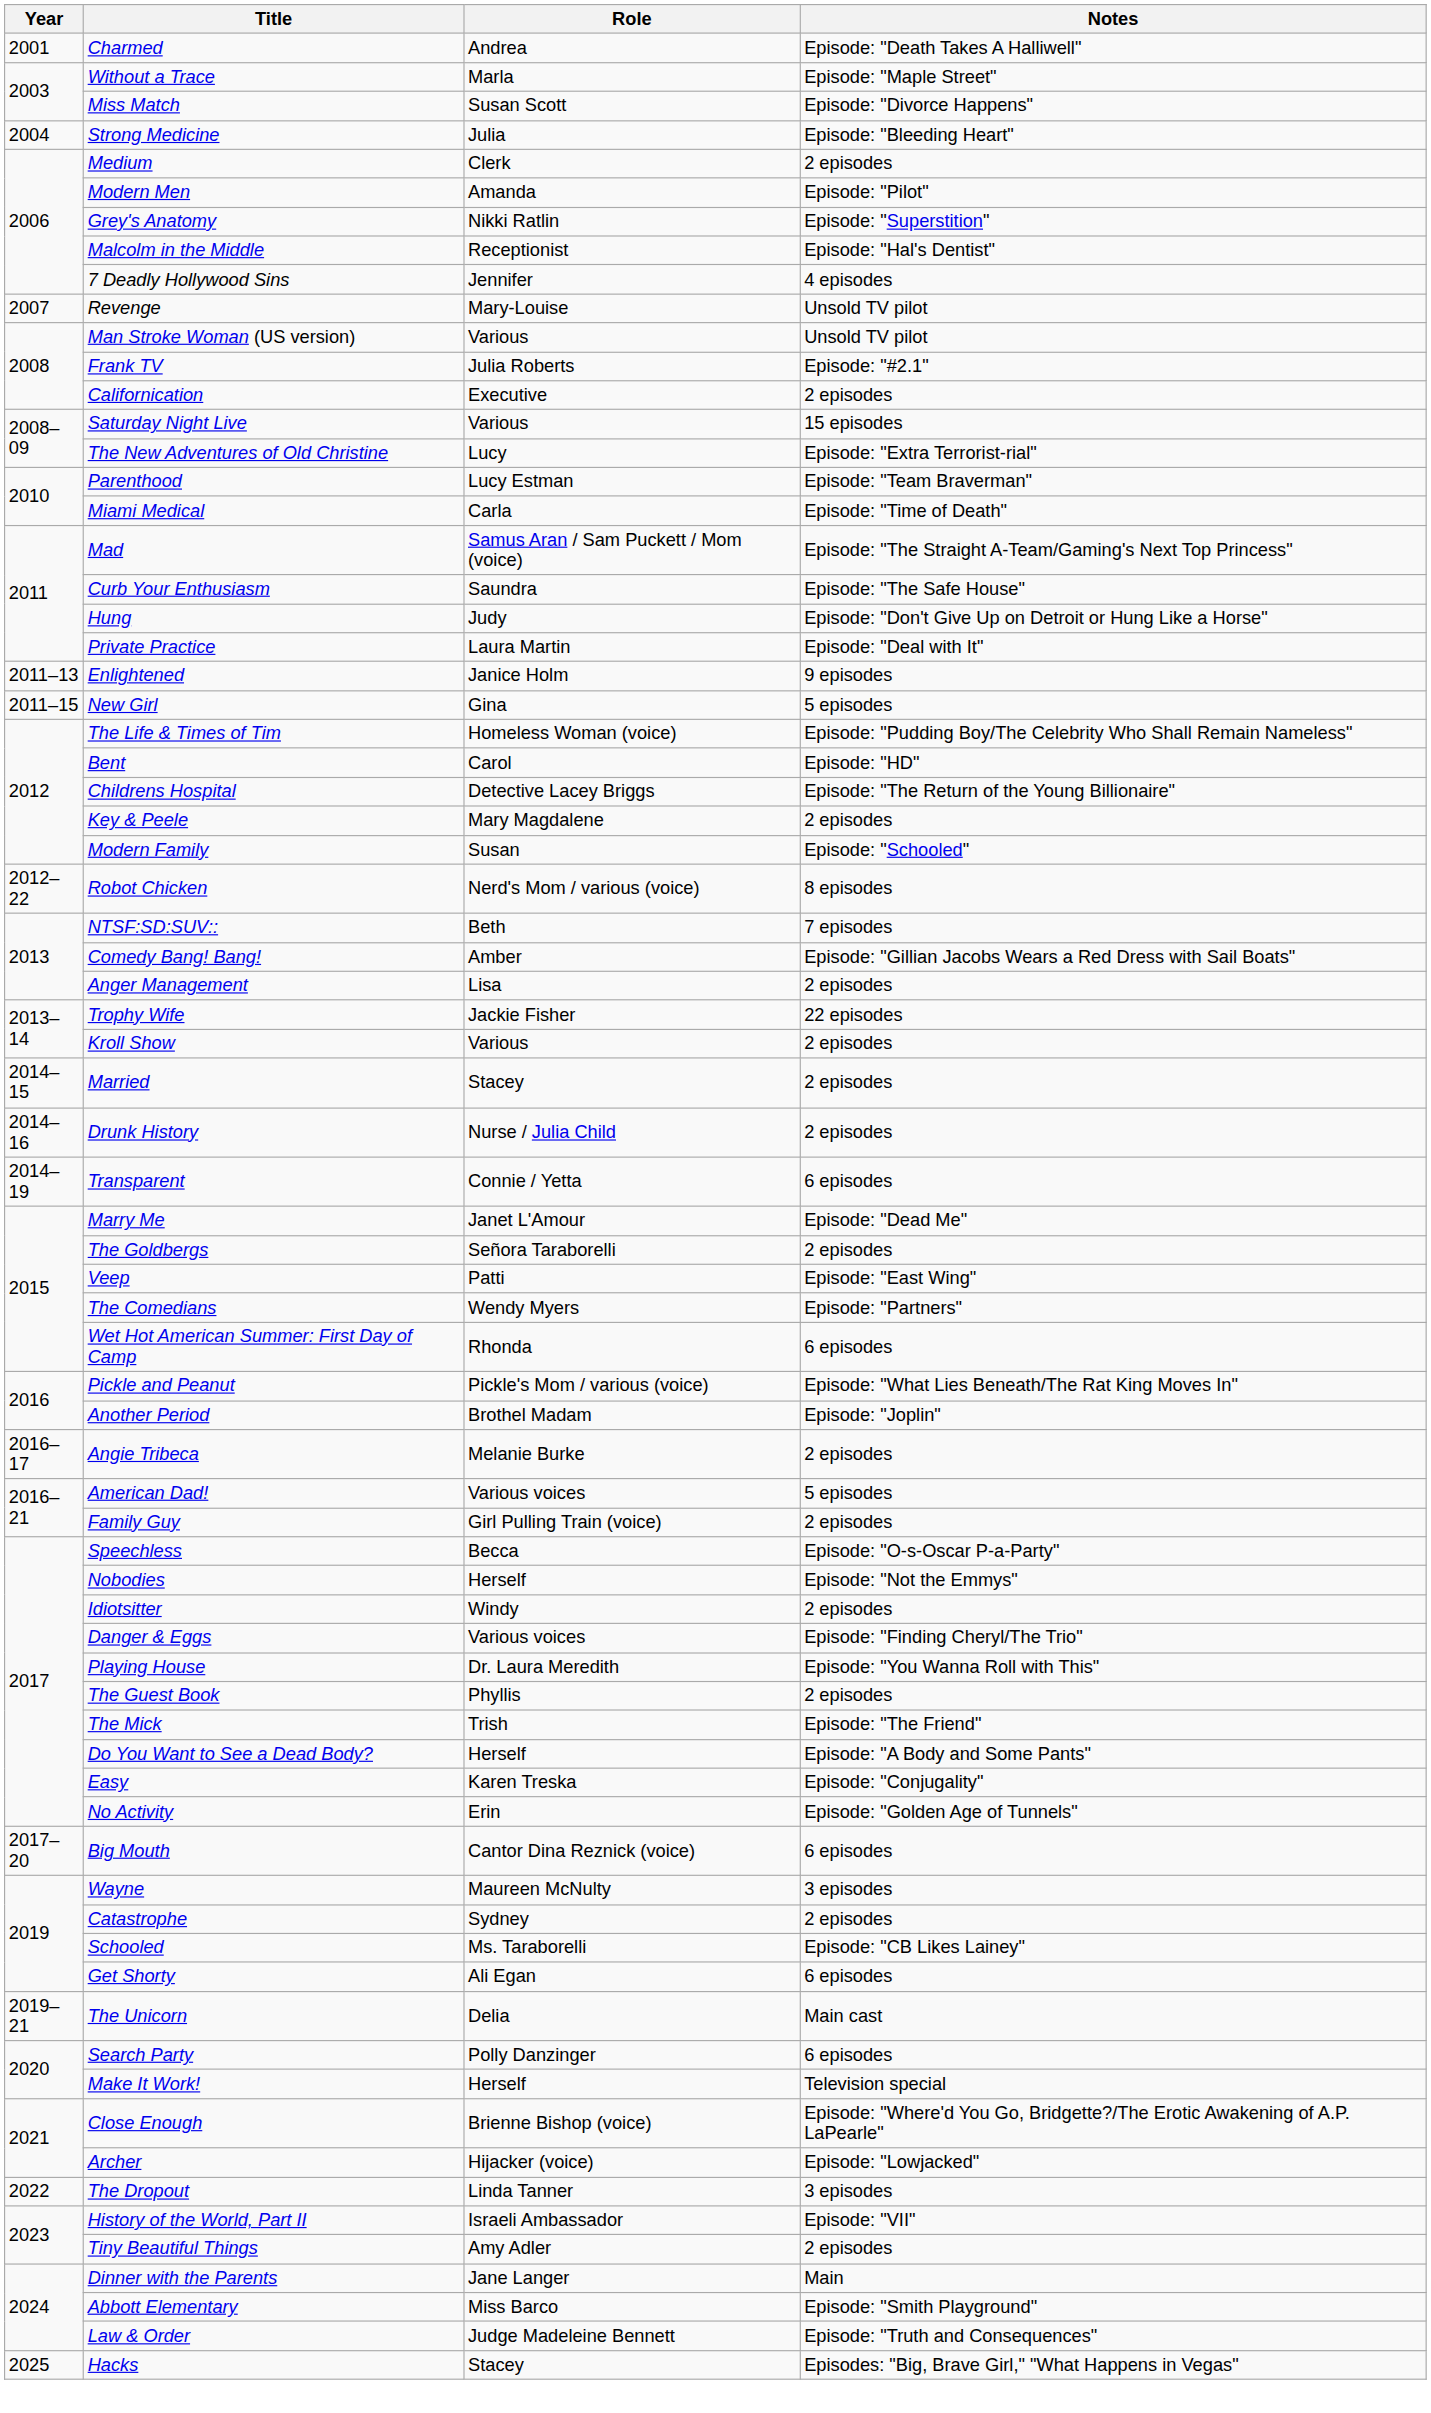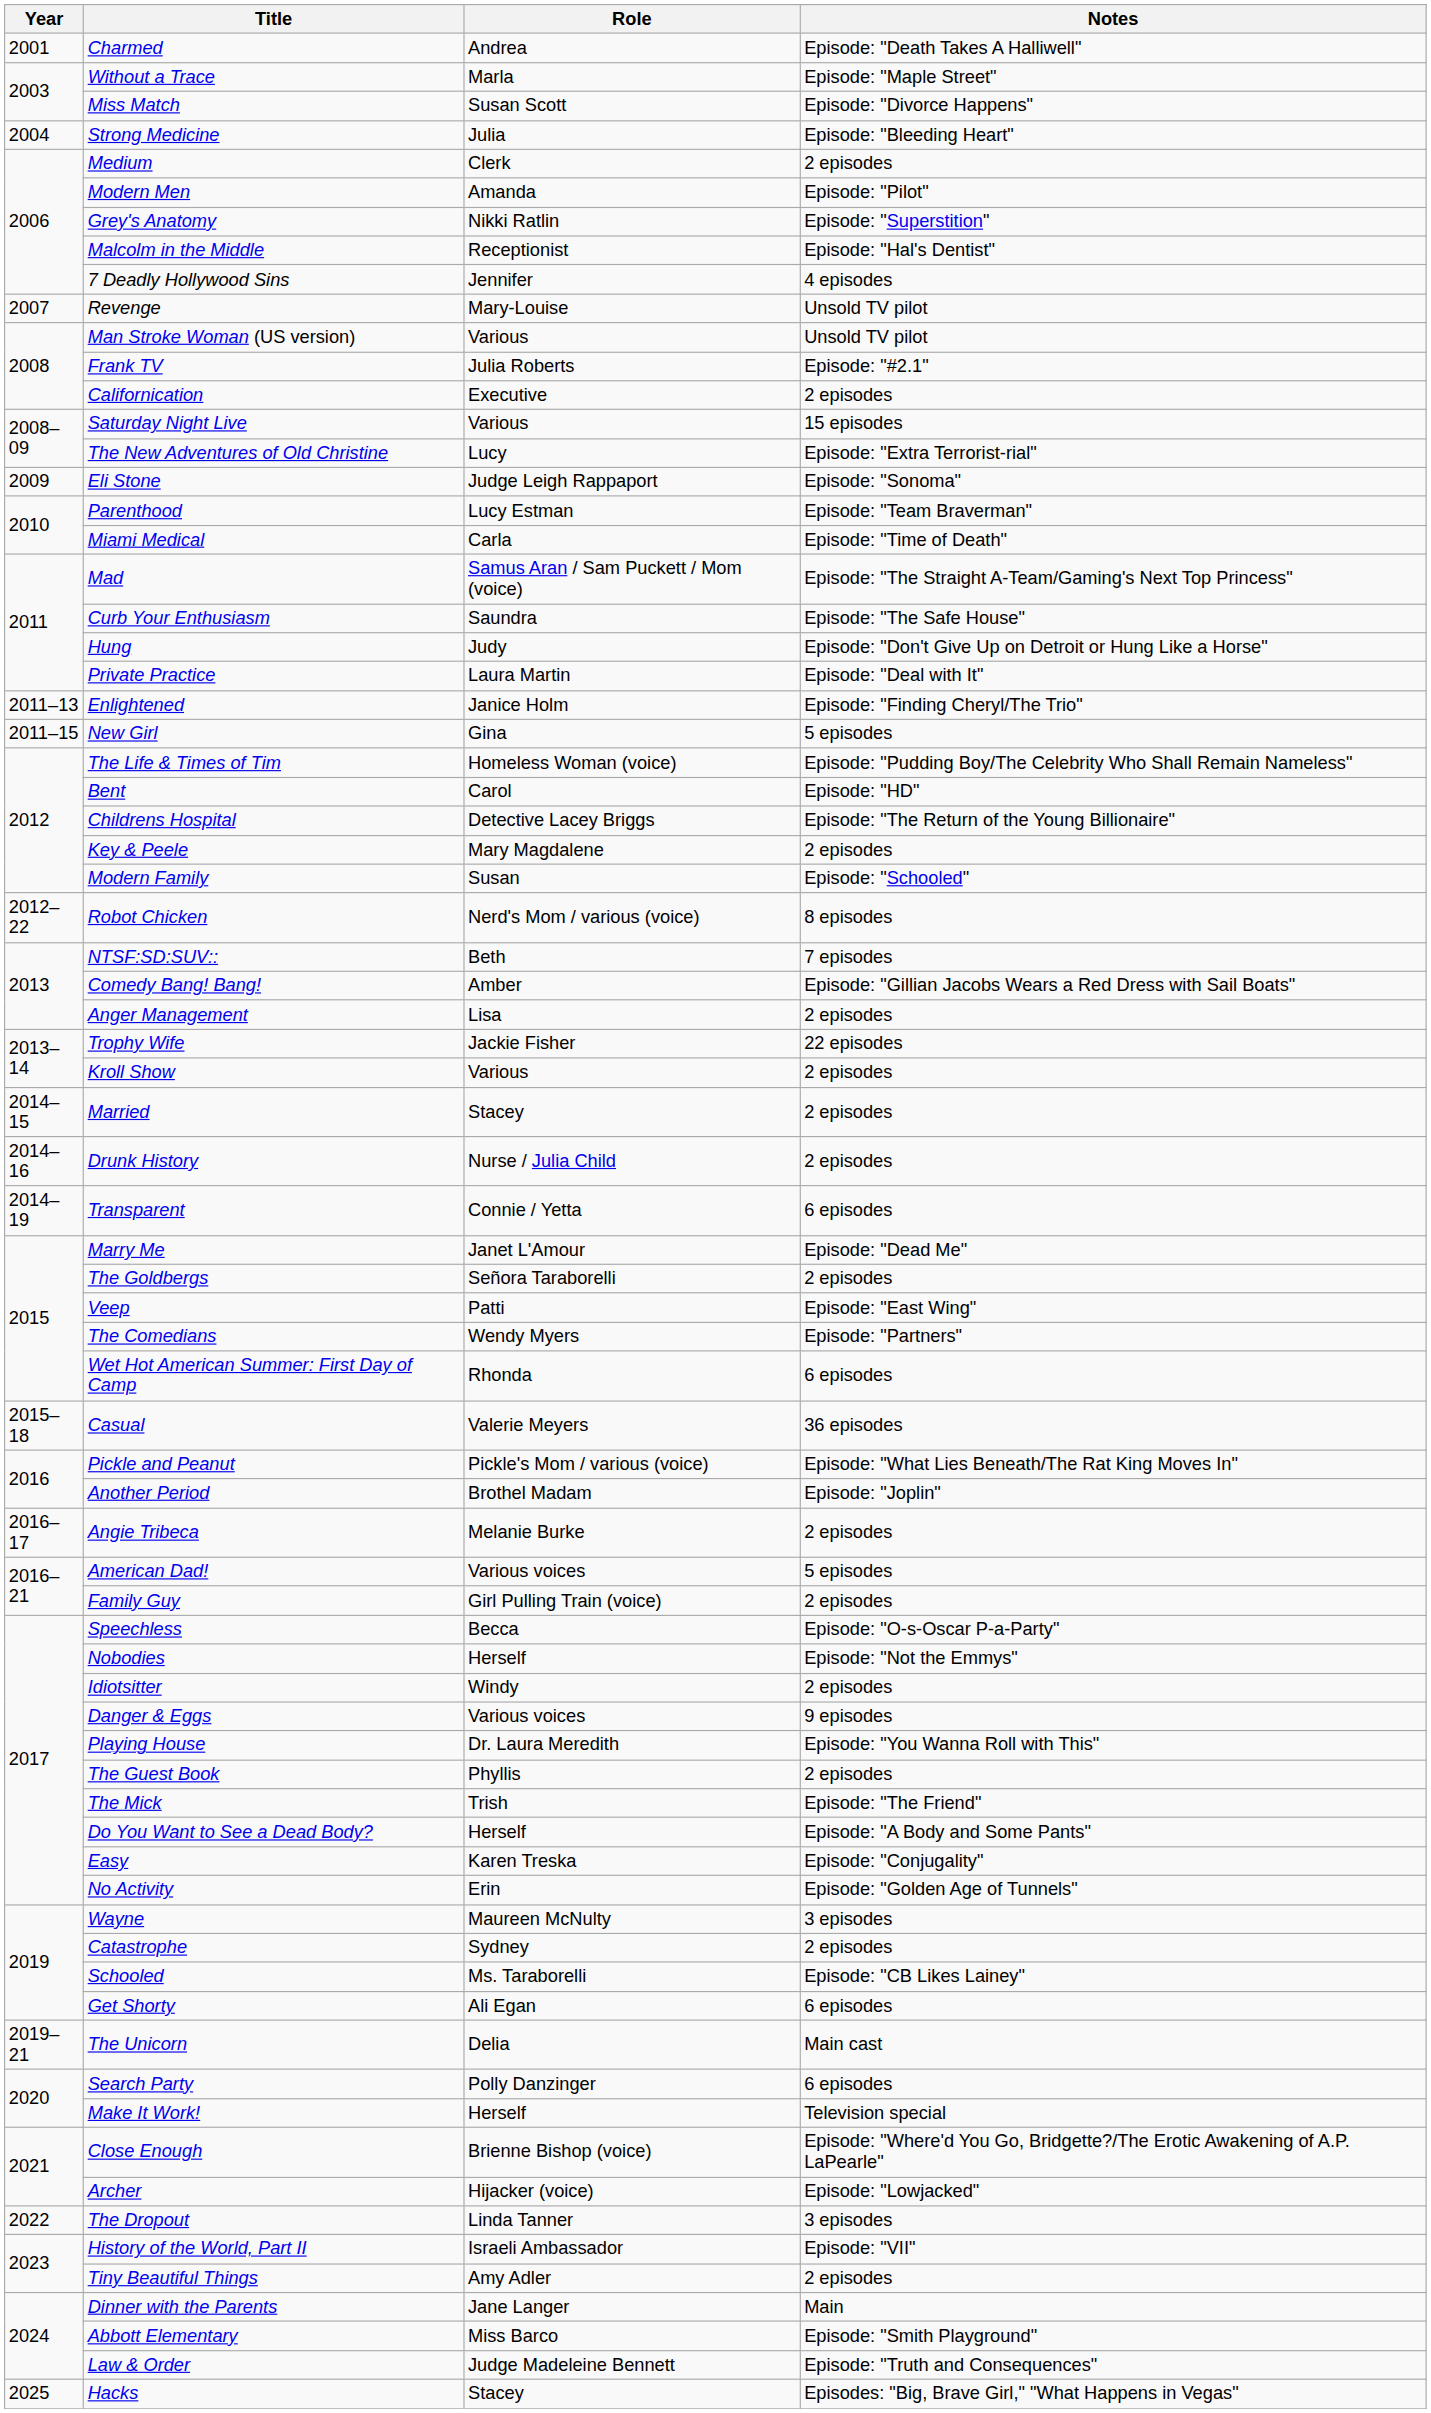+ row: (124, 481)
(848, 675) 9 episodes -> (943, 704) Episode: "Finding Cheryl/The Trio"
+ row: (116, 1425)
(943, 1637) Episode: "Finding Cheryl/The Trio" -> (848, 1716) 9 episodes
- row: (129, 1850)
